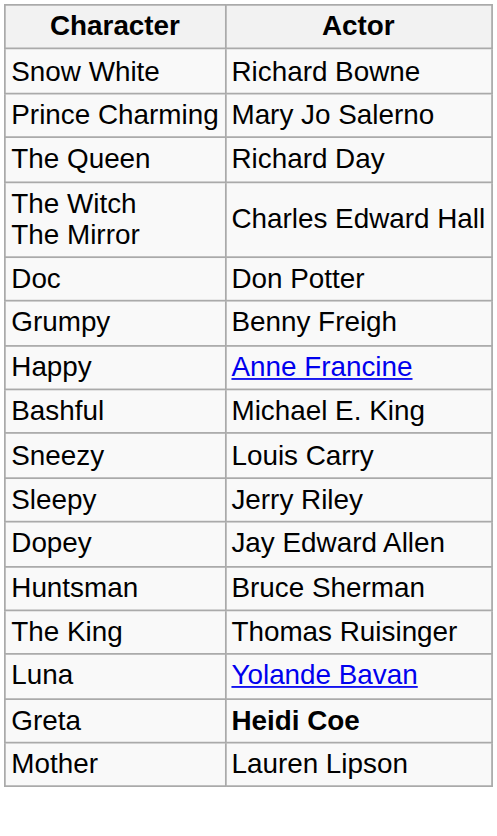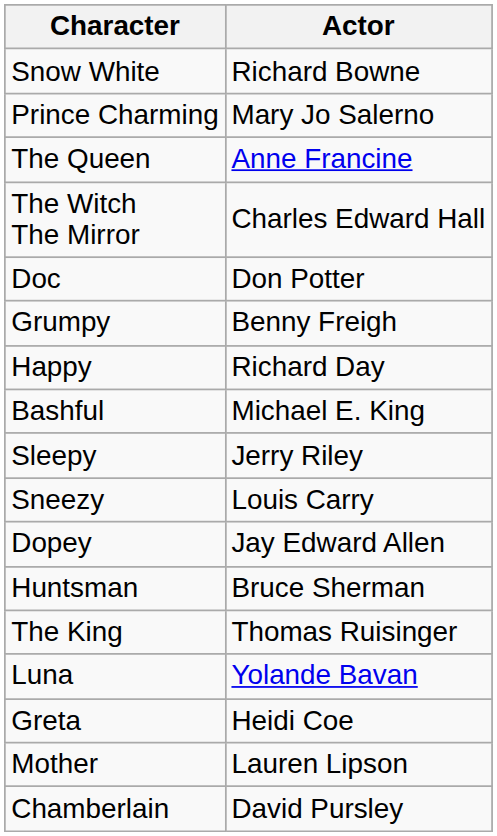(308, 159) Richard Day -> (322, 159) Anne Francine
(322, 366) Anne Francine -> (308, 366) Richard Day
rows swapped: (58, 455) <-> (54, 499)
(296, 720) bold -> (293, 720) normal
+ row: (90, 808)
